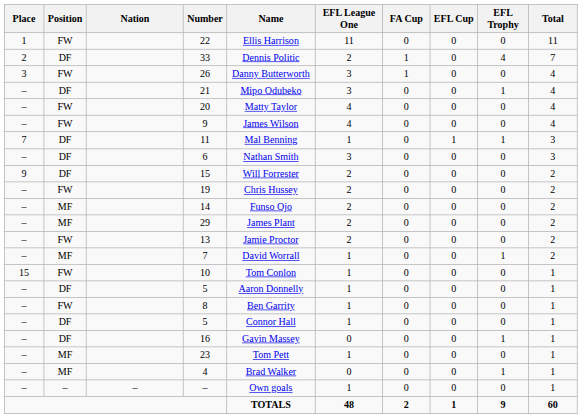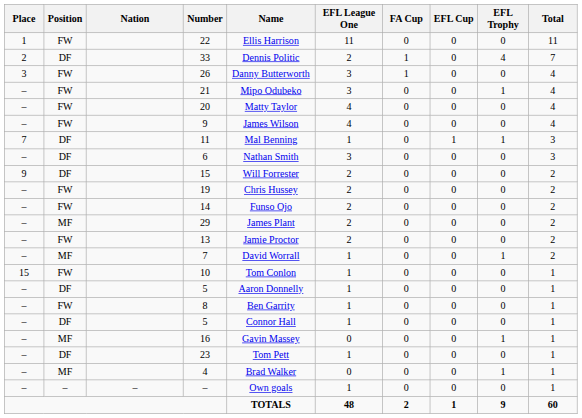(65, 91) DF -> (65, 91) FW
(65, 206) MF -> (65, 206) FW
(65, 339) DF -> (65, 339) MF
(65, 355) MF -> (65, 355) DF
